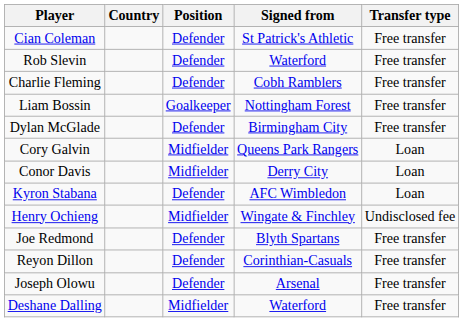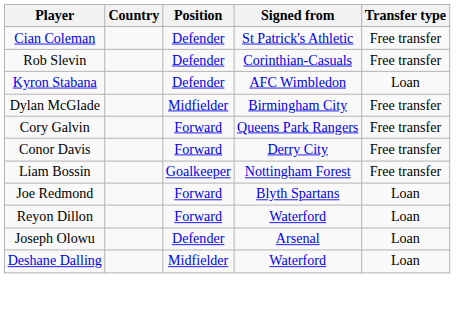(298, 60) Waterford -> (298, 60) Corinthian-Casuals
- row: (55, 82)
rows swapped: (55, 104) <-> (55, 194)
(198, 127) Defender -> (198, 104) Midfielder
(198, 149) Midfielder -> (198, 127) Forward
(410, 149) Loan -> (405, 127) Free transfer
(198, 171) Midfielder -> (198, 149) Forward
(410, 171) Loan -> (405, 149) Free transfer
- row: (55, 216)
(198, 238) Defender -> (198, 194) Forward
(410, 238) Free transfer -> (405, 194) Loan
(198, 261) Defender -> (198, 216) Forward
(298, 261) Corinthian-Casuals -> (298, 216) Waterford
(410, 261) Free transfer -> (405, 216) Loan
(410, 283) Free transfer -> (405, 238) Loan
(410, 305) Free transfer -> (405, 261) Loan
